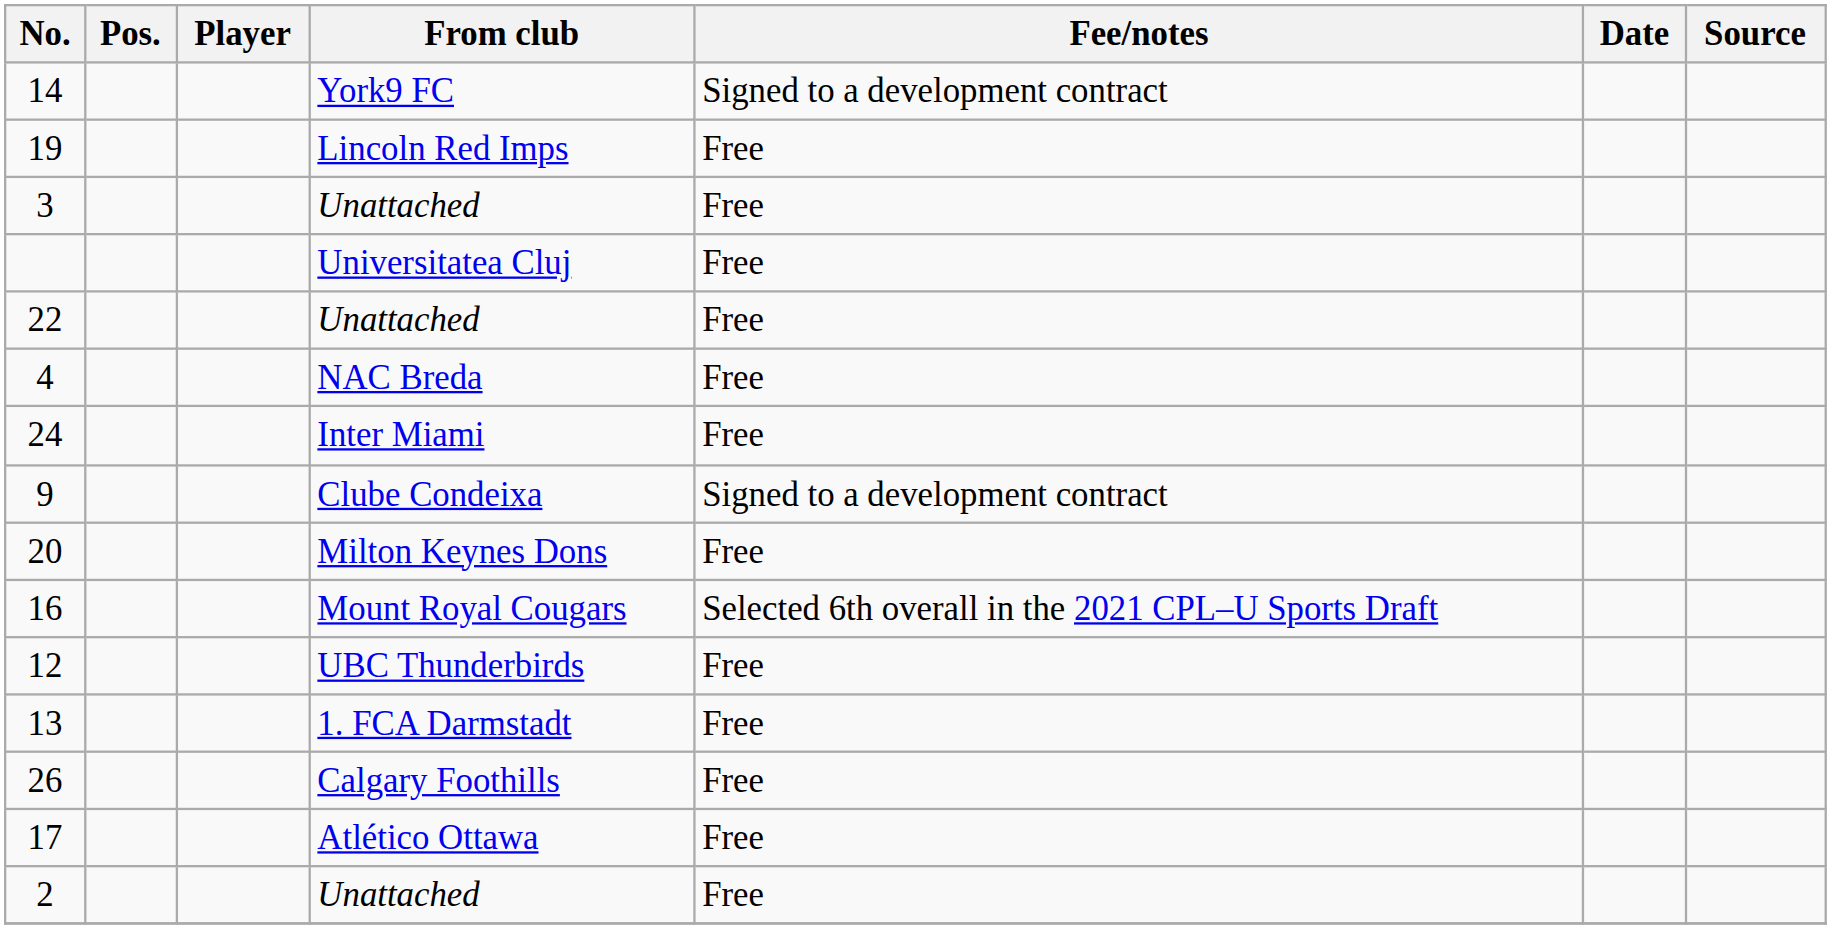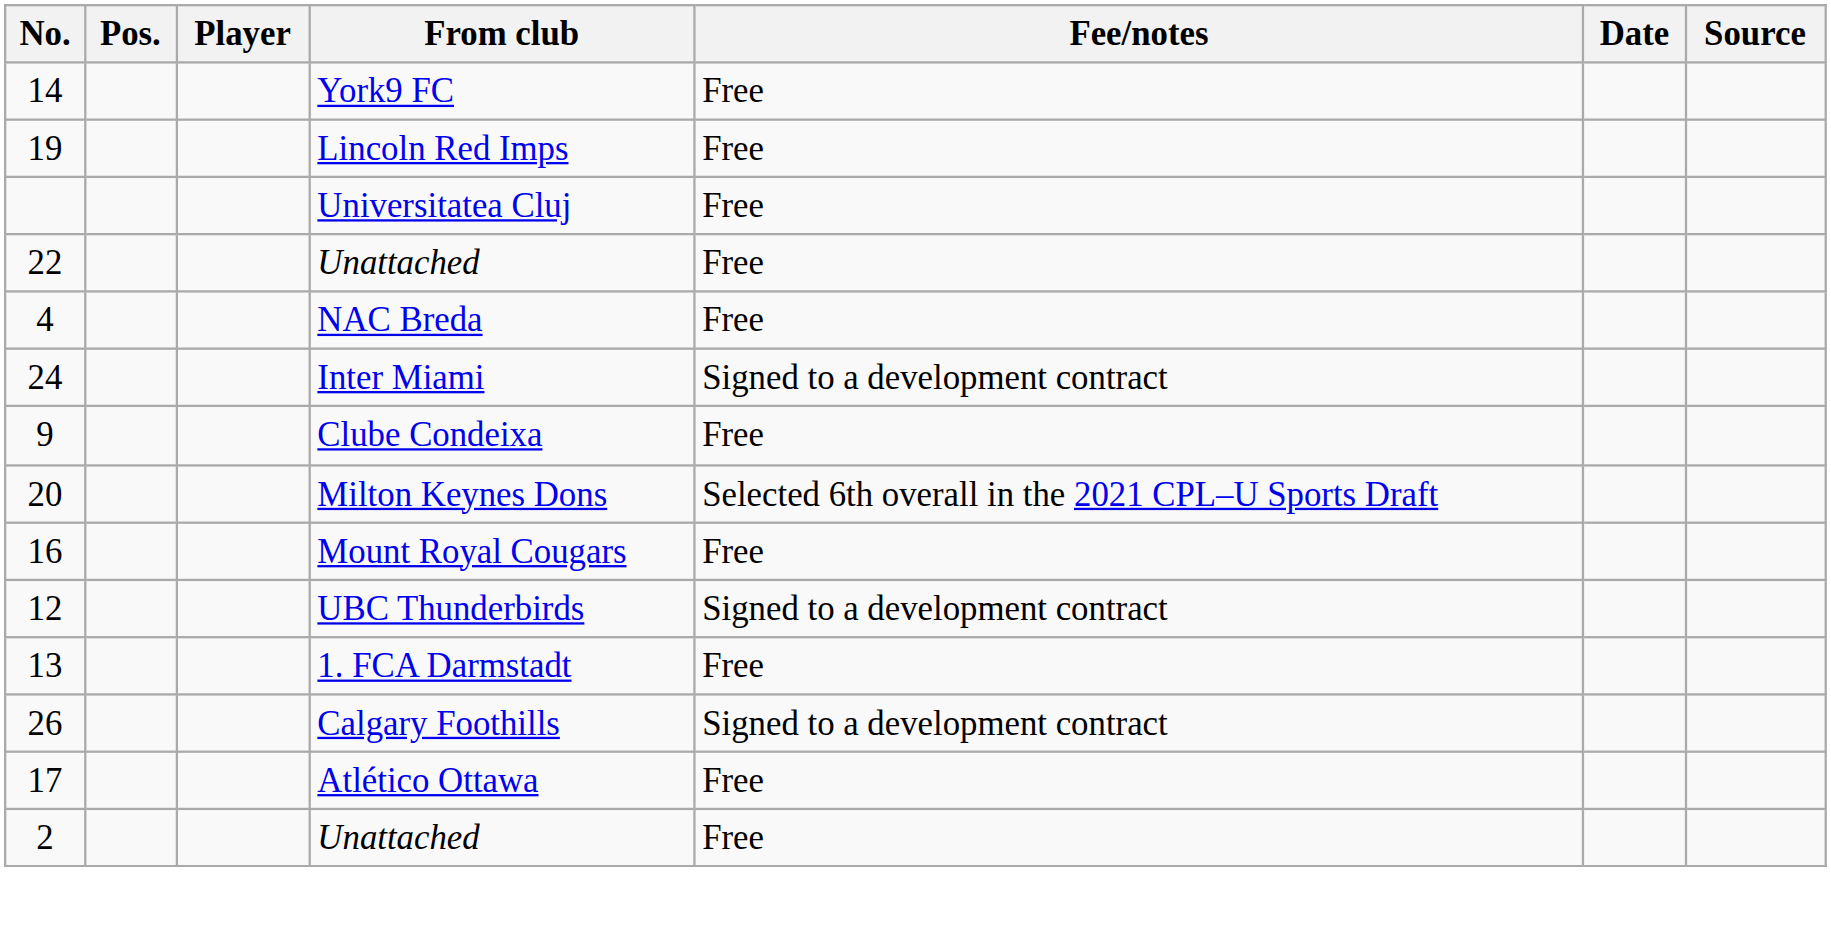(935, 90) Signed to a development contract -> (733, 90) Free
- row: (45, 205)
(733, 435) Free -> (935, 377) Signed to a development contract
(935, 492) Signed to a development contract -> (733, 435) Free
(733, 549) Free -> (1070, 492) Selected 6th overall in the 2021 CPL–U Sports Draft
(1070, 607) Selected 6th overall in the 2021 CPL–U Sports Draft -> (733, 549) Free
(733, 664) Free -> (935, 607) Signed to a development contract
(733, 779) Free -> (935, 722) Signed to a development contract
